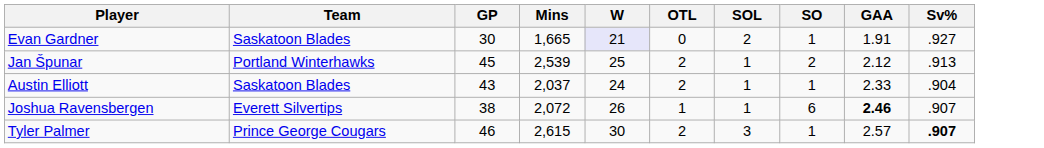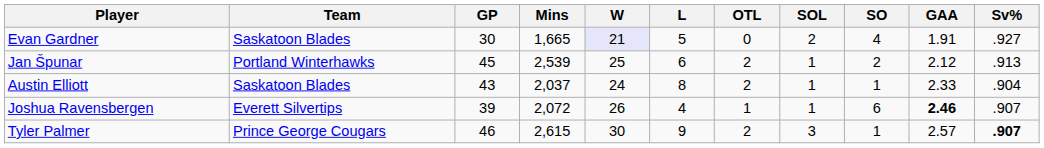+ column: (682, 16)
(812, 39) 1 -> (877, 39) 4
(487, 108) 38 -> (487, 108) 39
